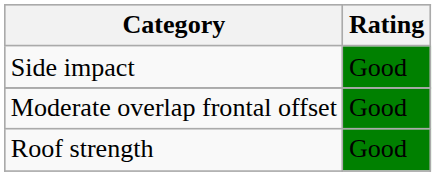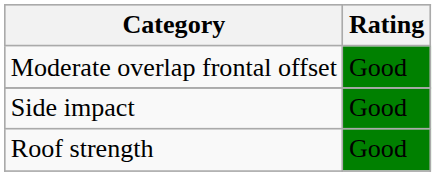rows swapped: (174, 107) <-> (73, 66)
